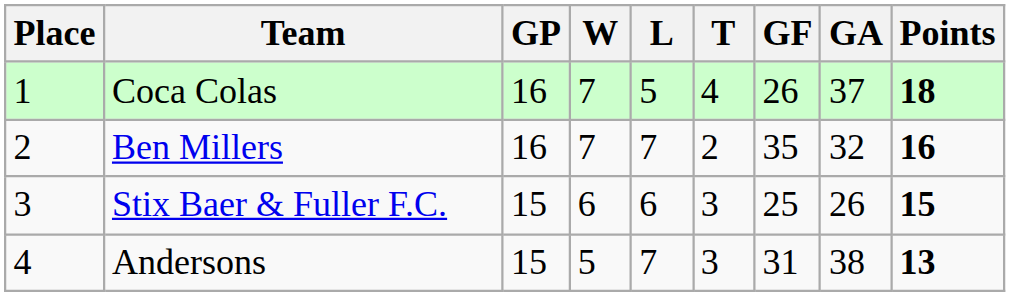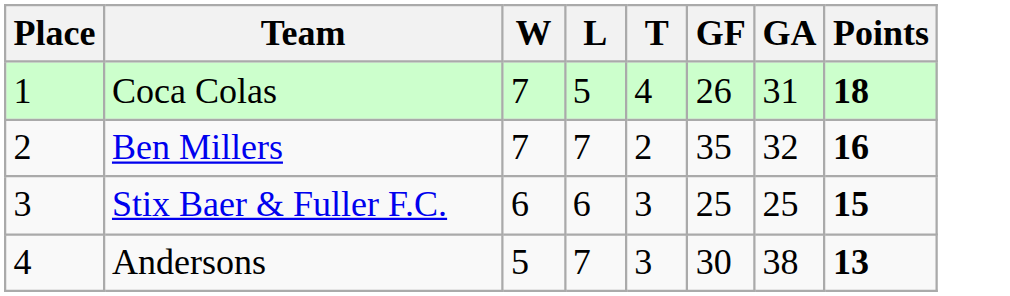- column: (536, 33)
(847, 90) 37 -> (780, 90) 31
(847, 204) 26 -> (780, 204) 25
(780, 261) 31 -> (714, 261) 30
